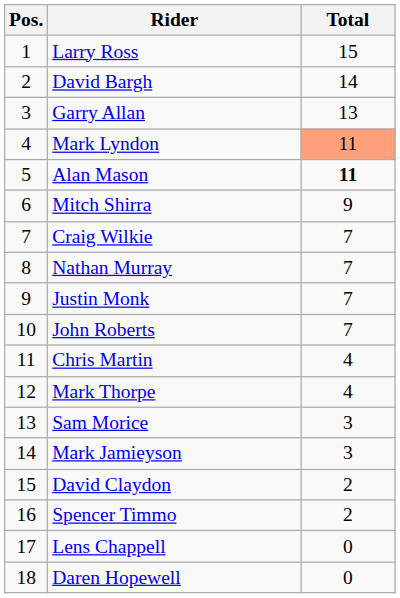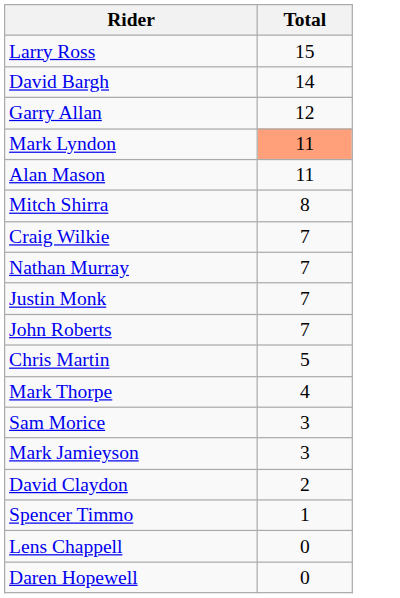- column: (26, 19)
(348, 112) 13 -> (305, 112) 12
(348, 174) bold -> (305, 174) normal
(348, 205) 9 -> (305, 205) 8
(348, 360) 4 -> (305, 360) 5
(348, 515) 2 -> (305, 515) 1
